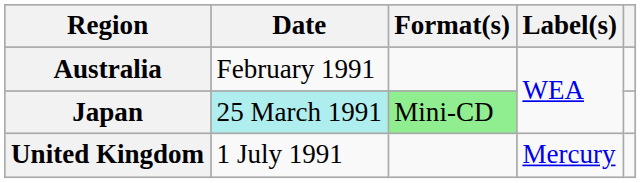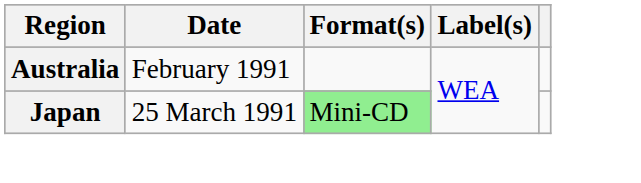(299, 111) paleturquoise background -> (214, 111) no background
- row: (108, 154)
